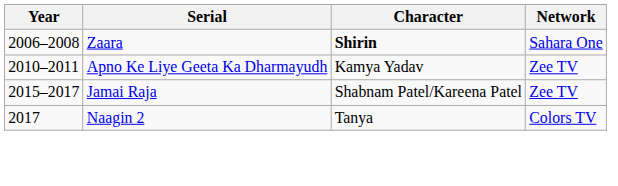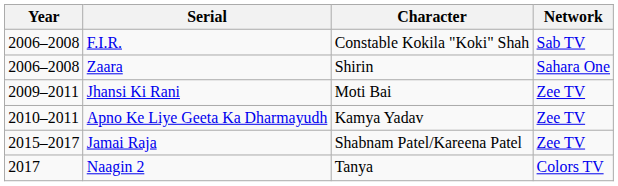+ row: (104, 42)
(356, 42) bold -> (354, 67) normal
+ row: (133, 92)
